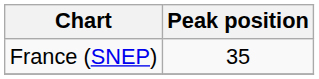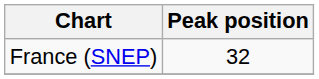(238, 56) 35 -> (238, 56) 32
